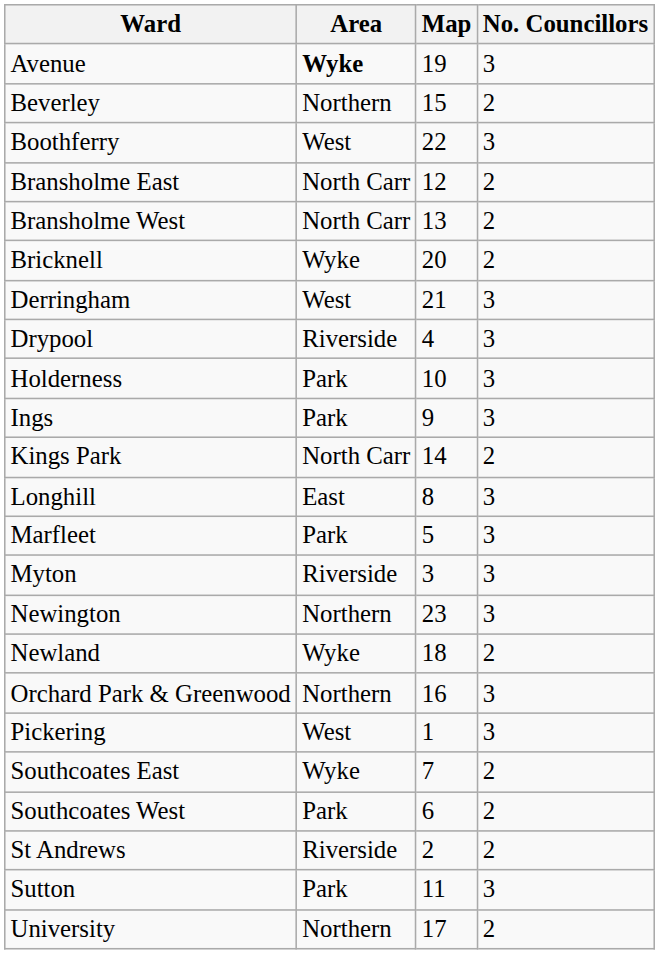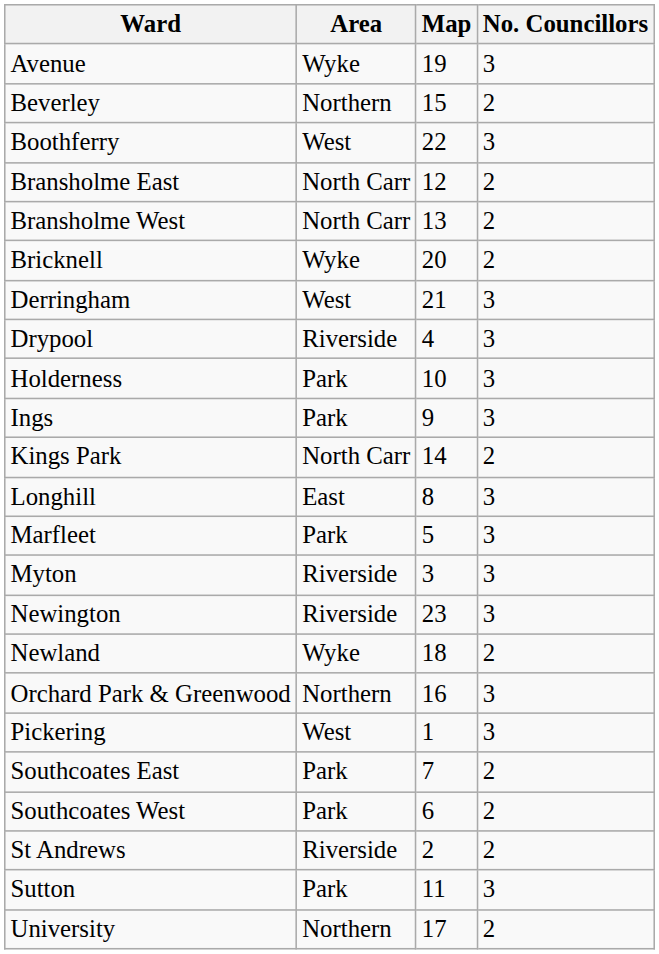(333, 63) bold -> (331, 63) normal
(347, 614) Northern -> (350, 614) Riverside
(331, 771) Wyke -> (325, 771) Park
